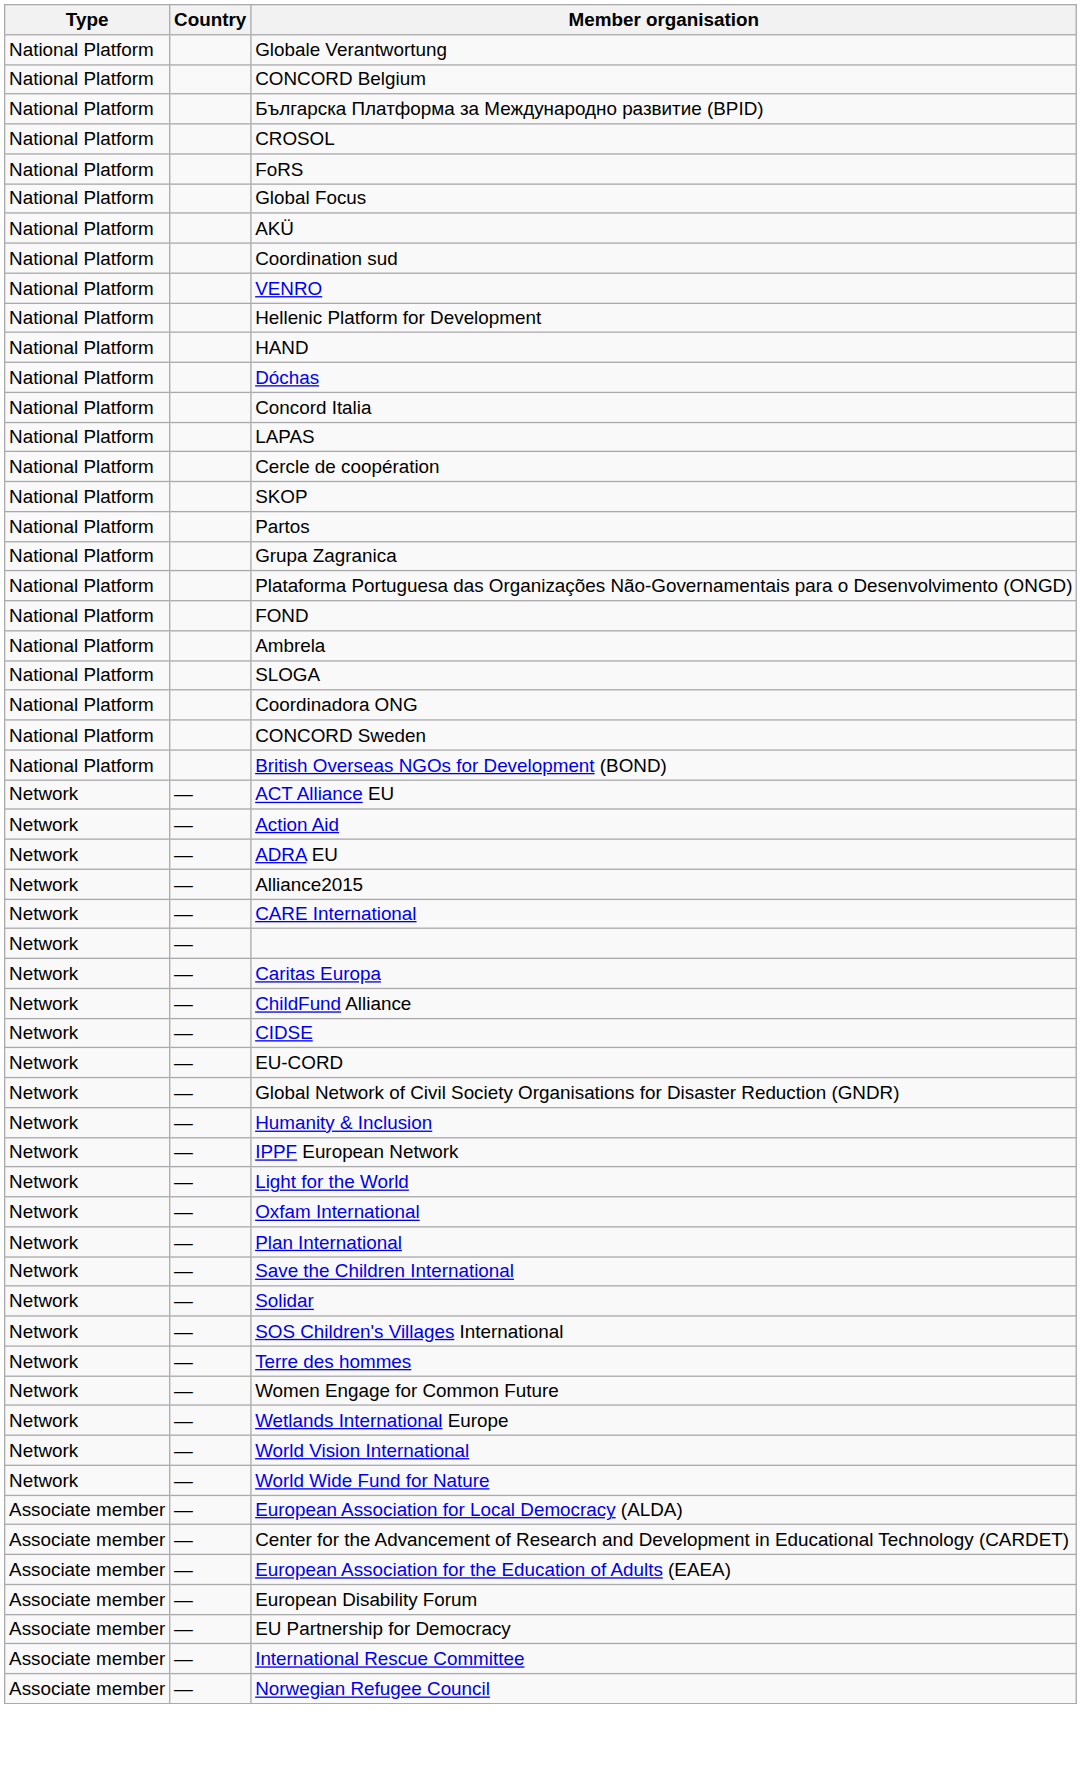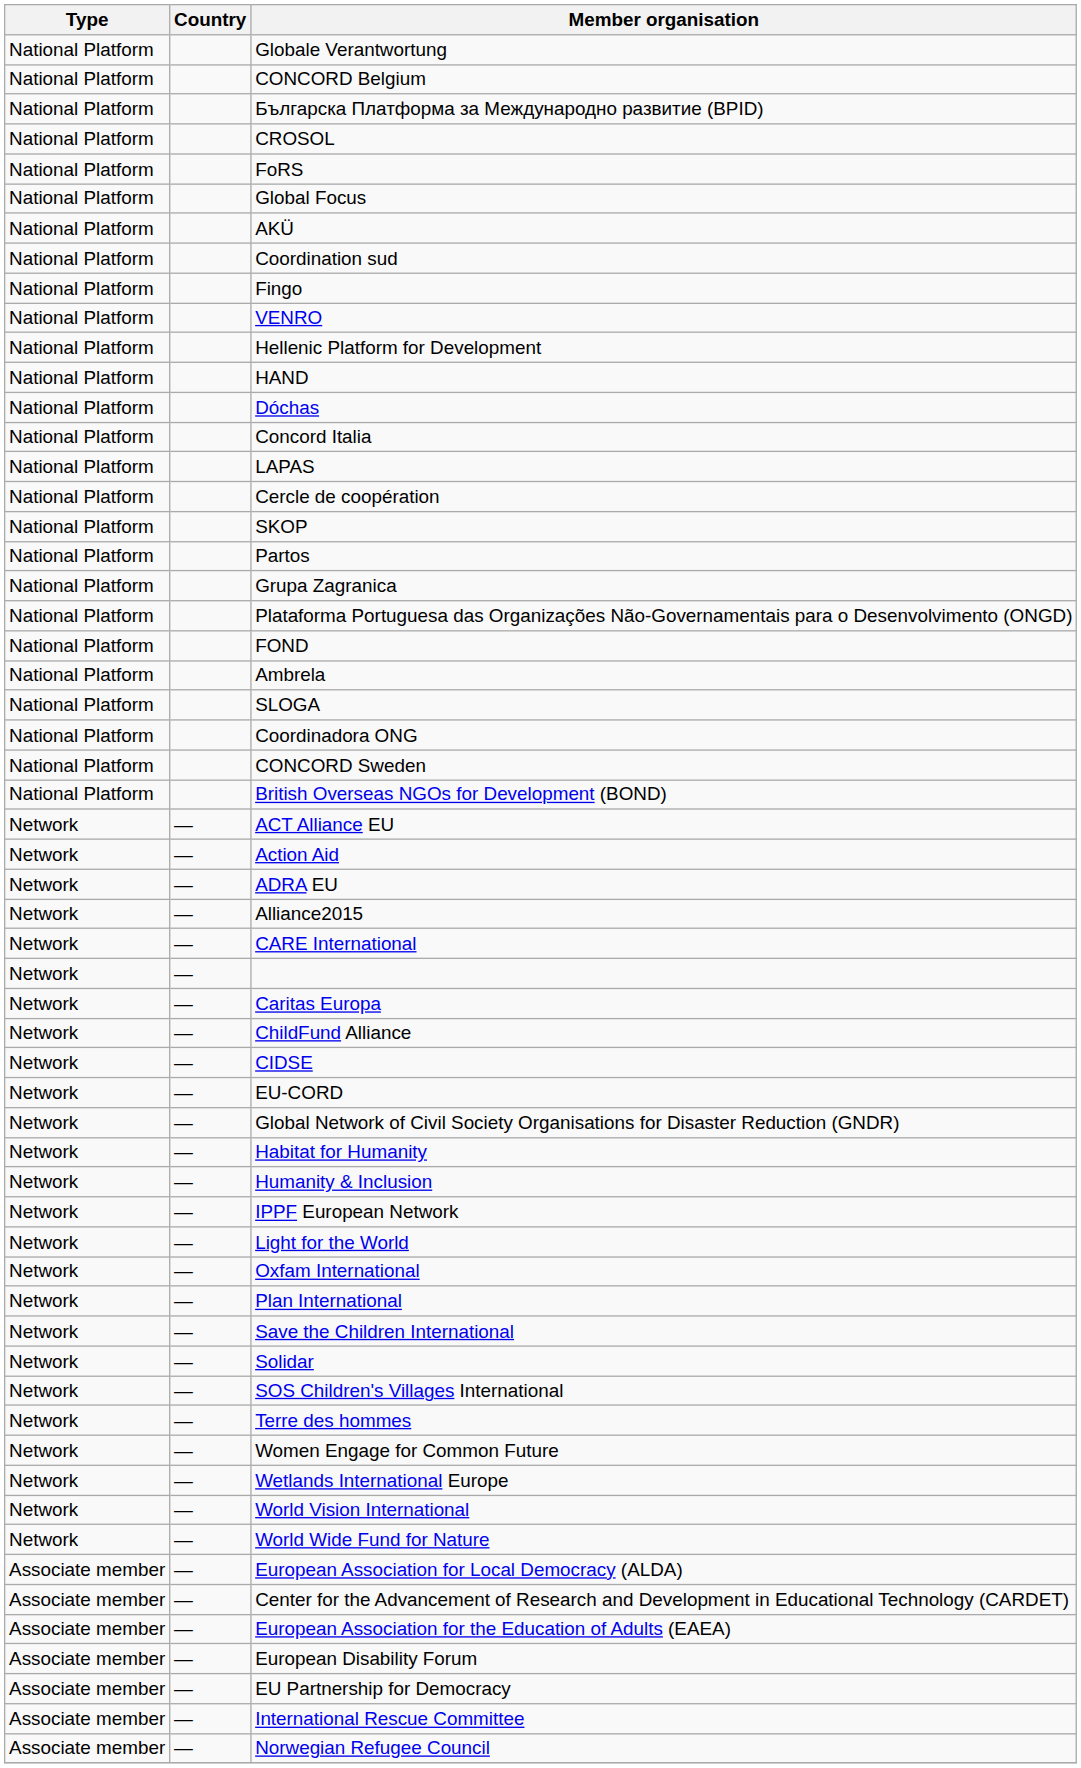+ row: (81, 288)
+ row: (44, 1152)
